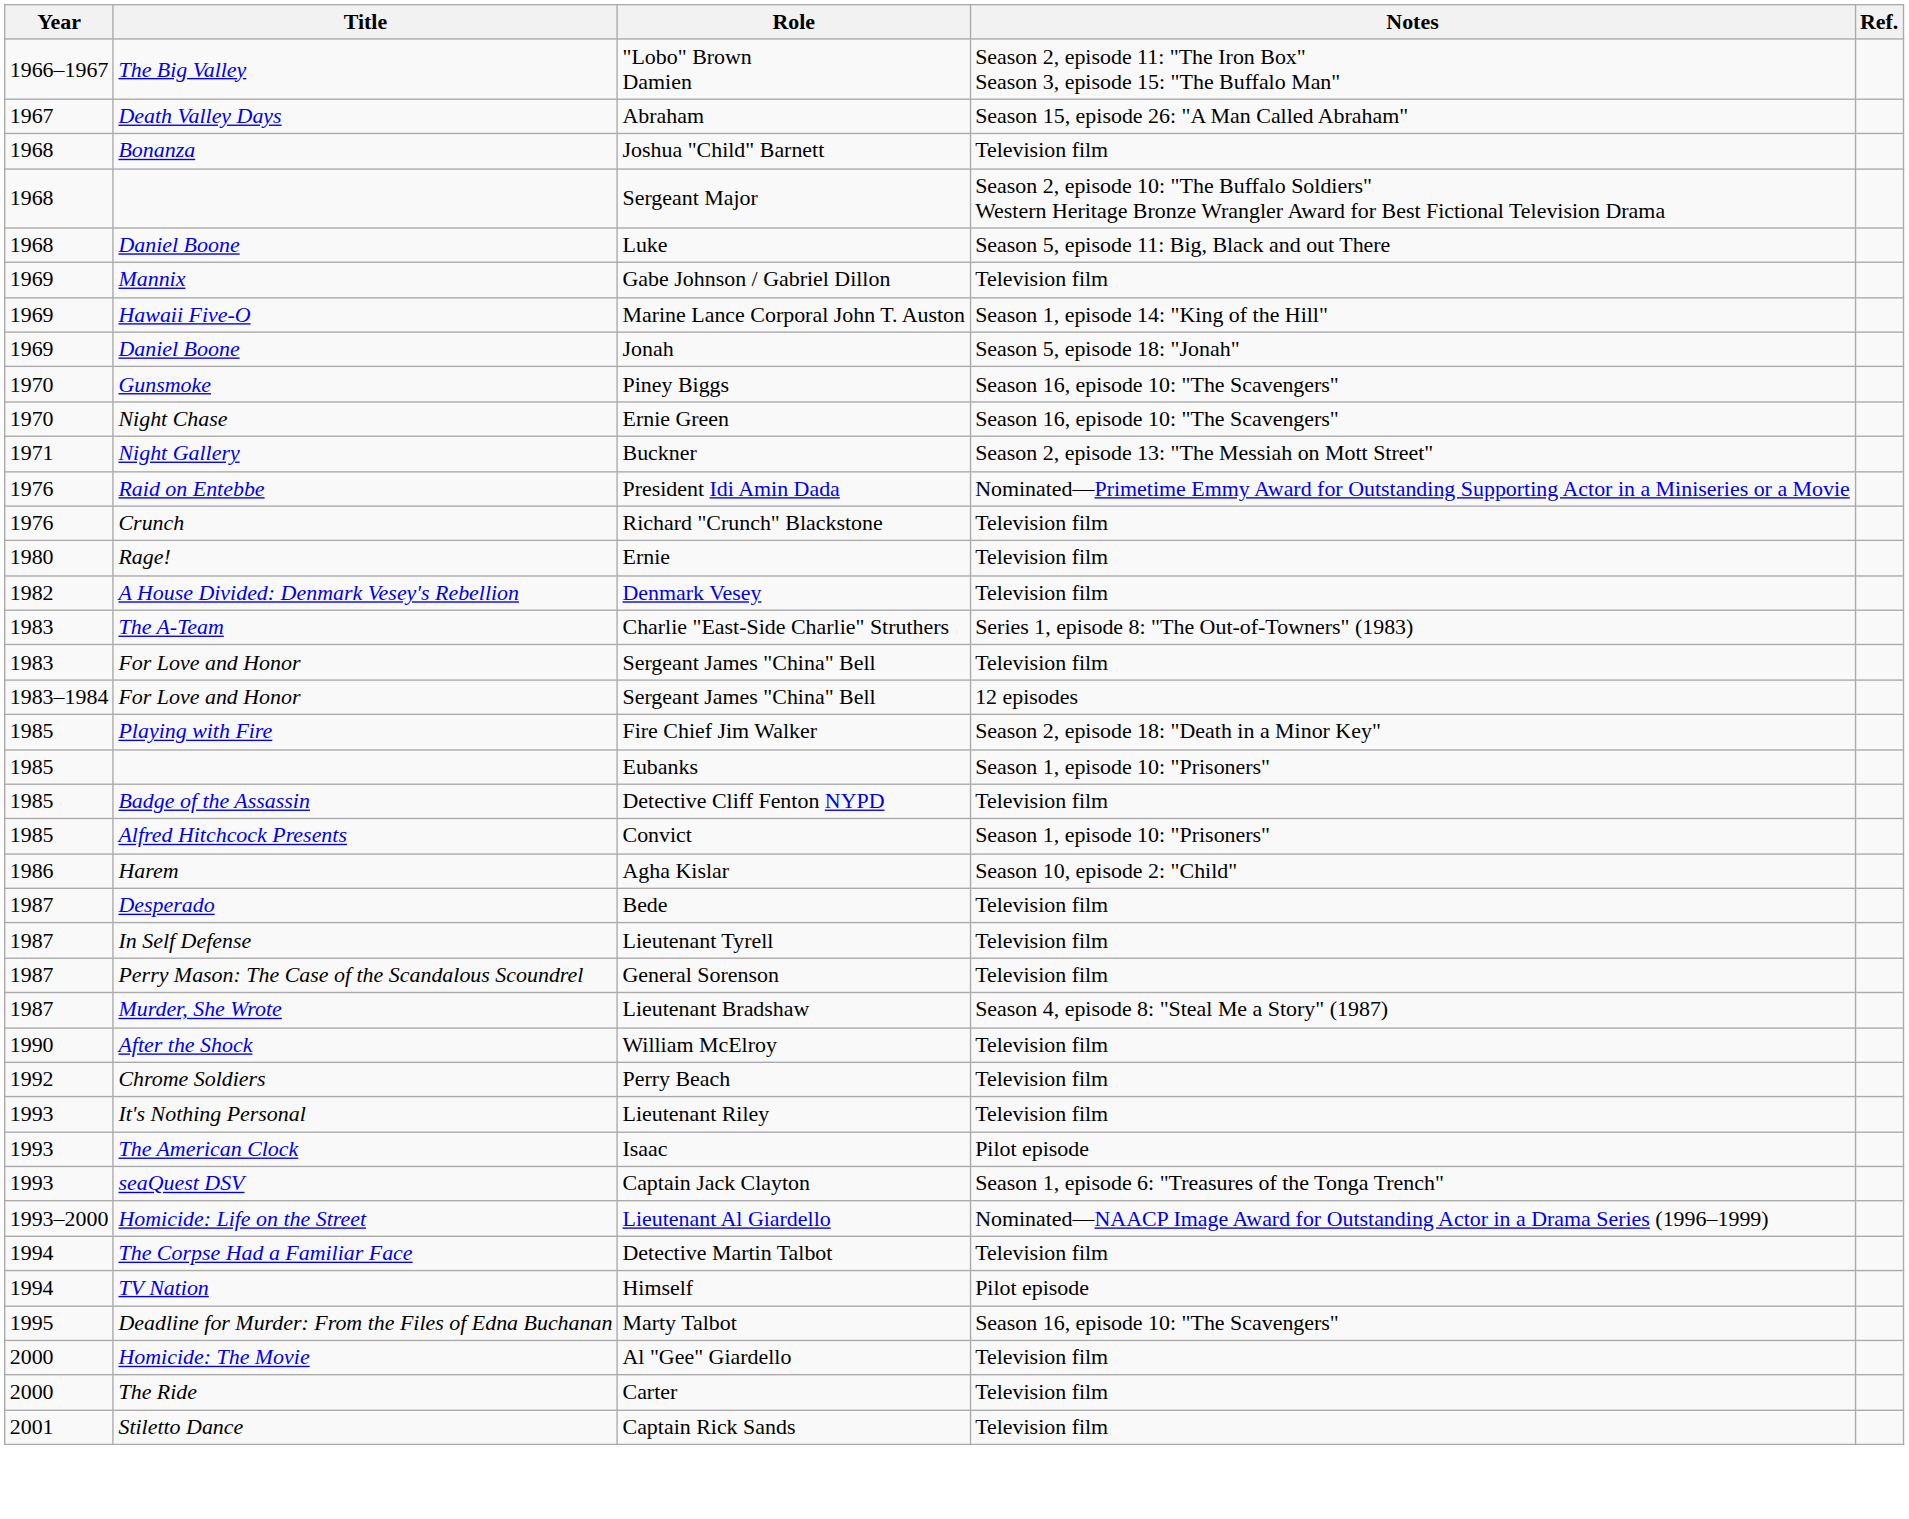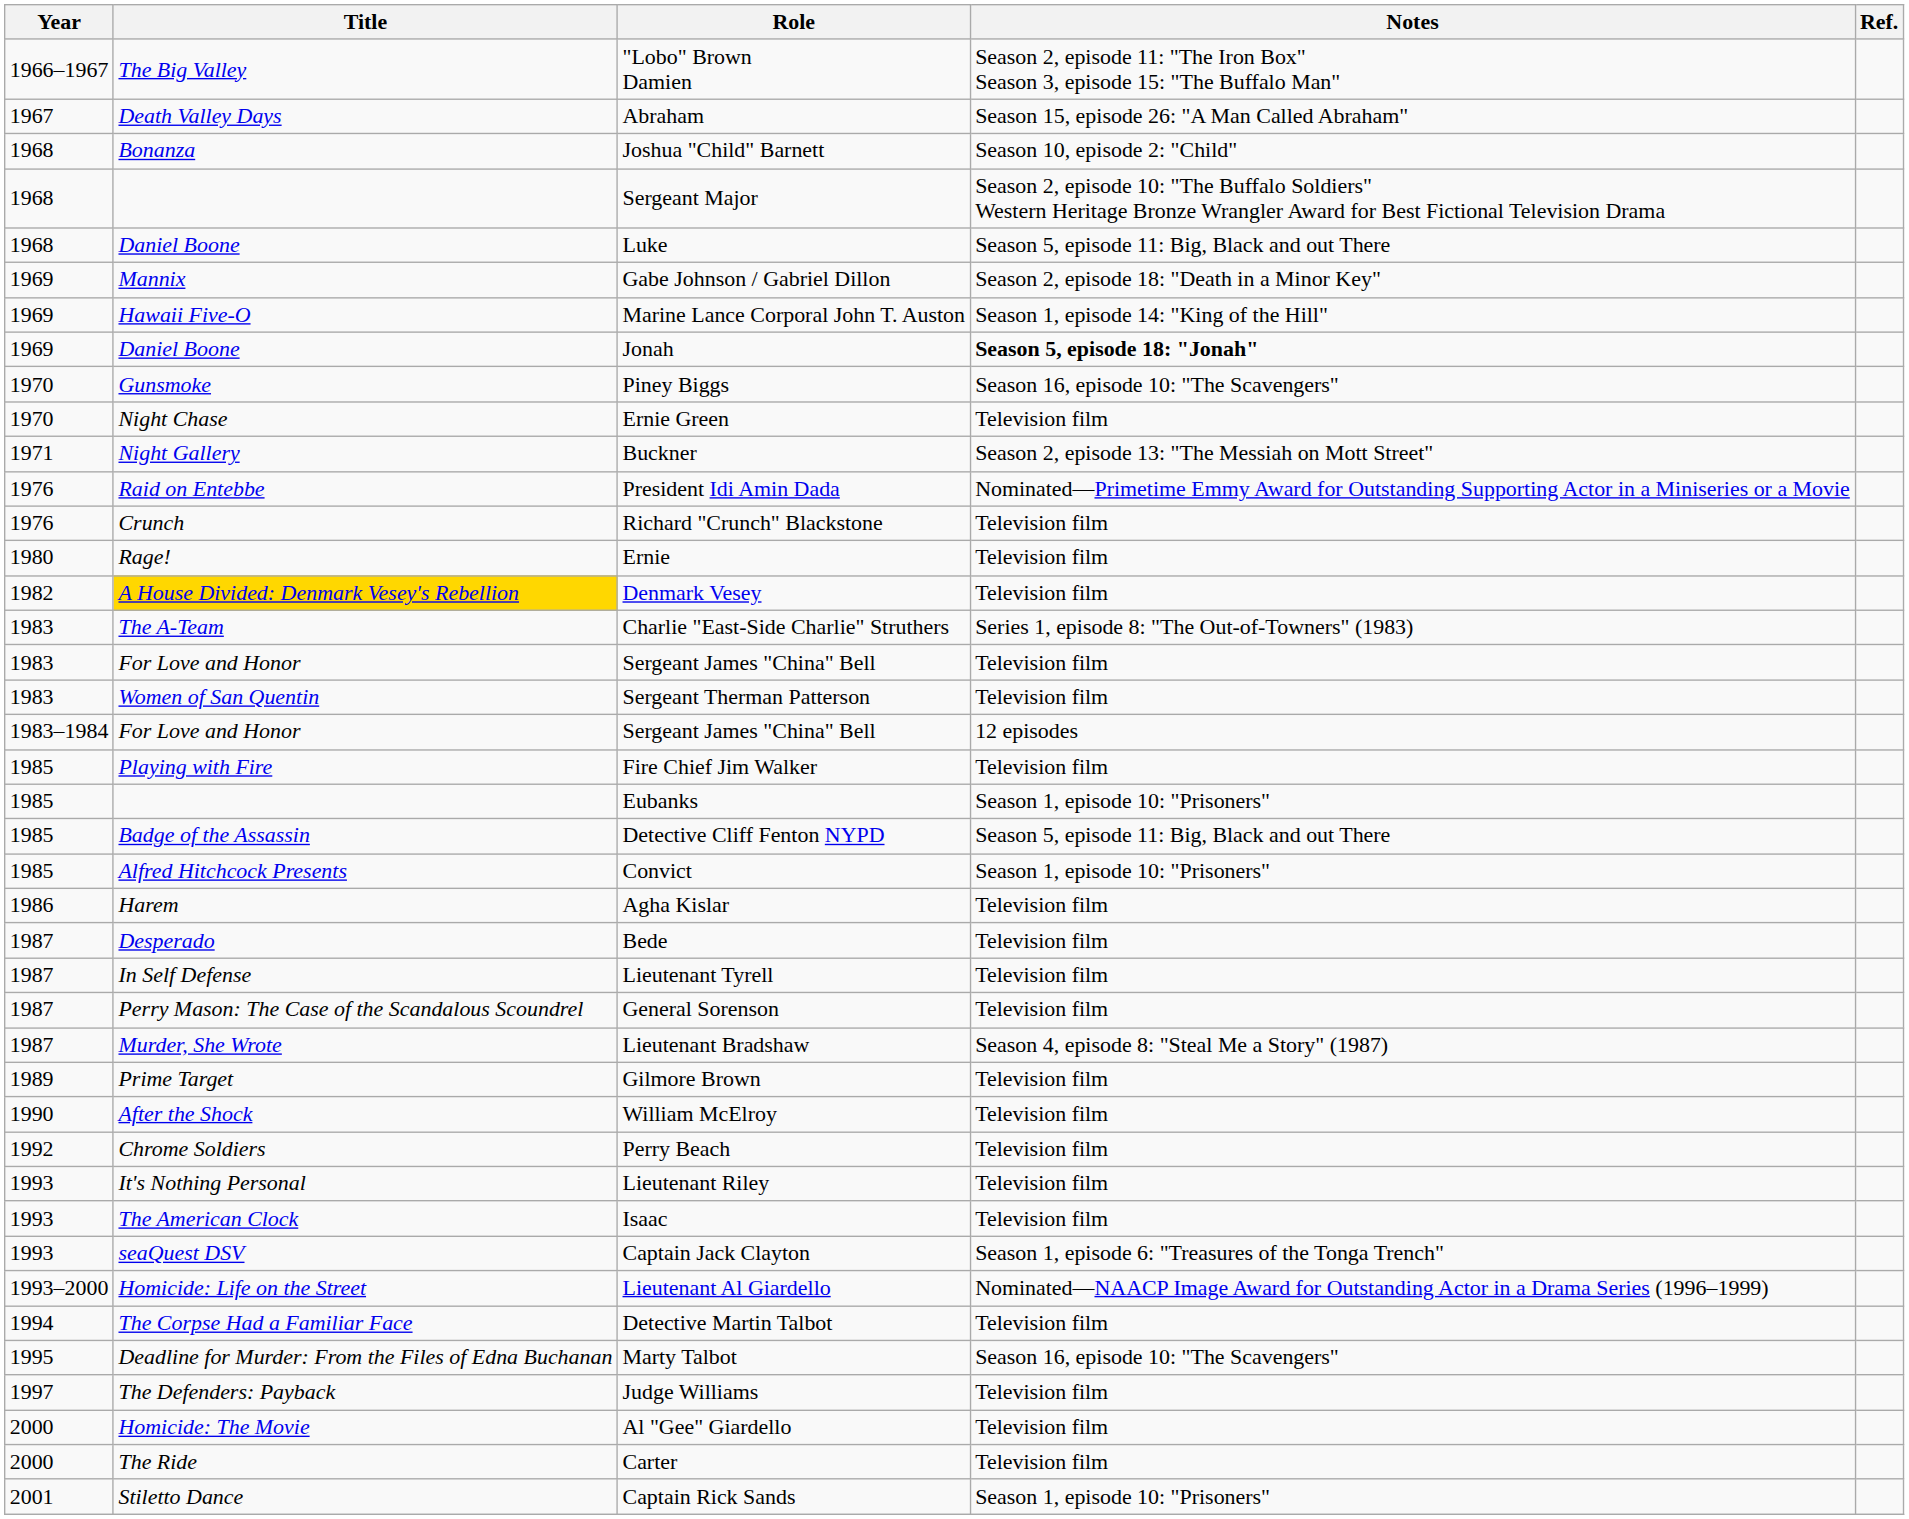(1042, 150) Television film -> (1106, 150) Season 10, episode 2: "Child"
(1042, 279) Television film -> (1178, 279) Season 2, episode 18: "Death in a Minor Key"
(1107, 349) normal -> (1117, 349) bold
(1157, 418) Season 16, episode 10: "The Scavengers" -> (1042, 418) Television film
(319, 592) no background -> (319, 592) gold background
+ row: (32, 696)
(1178, 731) Season 2, episode 18: "Death in a Minor Key" -> (1042, 766) Television film
(1042, 801) Television film -> (1183, 836) Season 5, episode 11: Big, Black and out There
(1106, 870) Season 10, episode 2: "Child" -> (1042, 905) Television film
+ row: (32, 1079)
(1032, 1148) Pilot episode -> (1042, 1218) Television film
- row: (32, 1287)
+ row: (32, 1392)
(1042, 1426) Television film -> (1123, 1496) Season 1, episode 10: "Prisoners"
